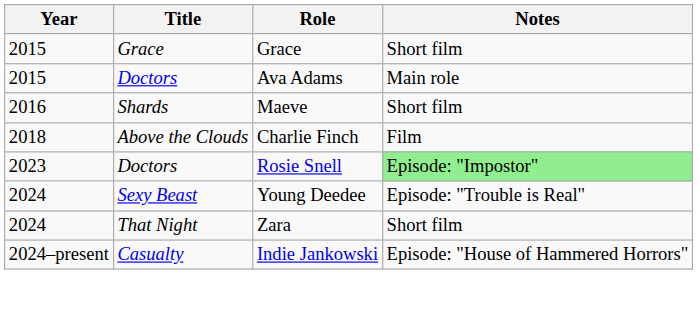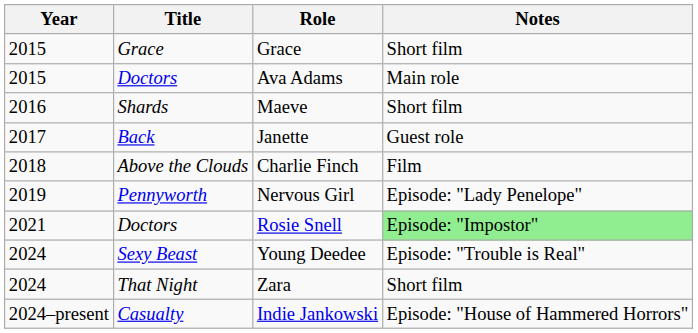+ row: (283, 136)
+ row: (306, 195)
(27, 166) 2023 -> (27, 225) 2021
